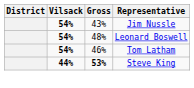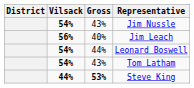+ row: (151, 37)
(99, 37) 48% -> (99, 50) 44%
(99, 50) 46% -> (99, 63) 43%
